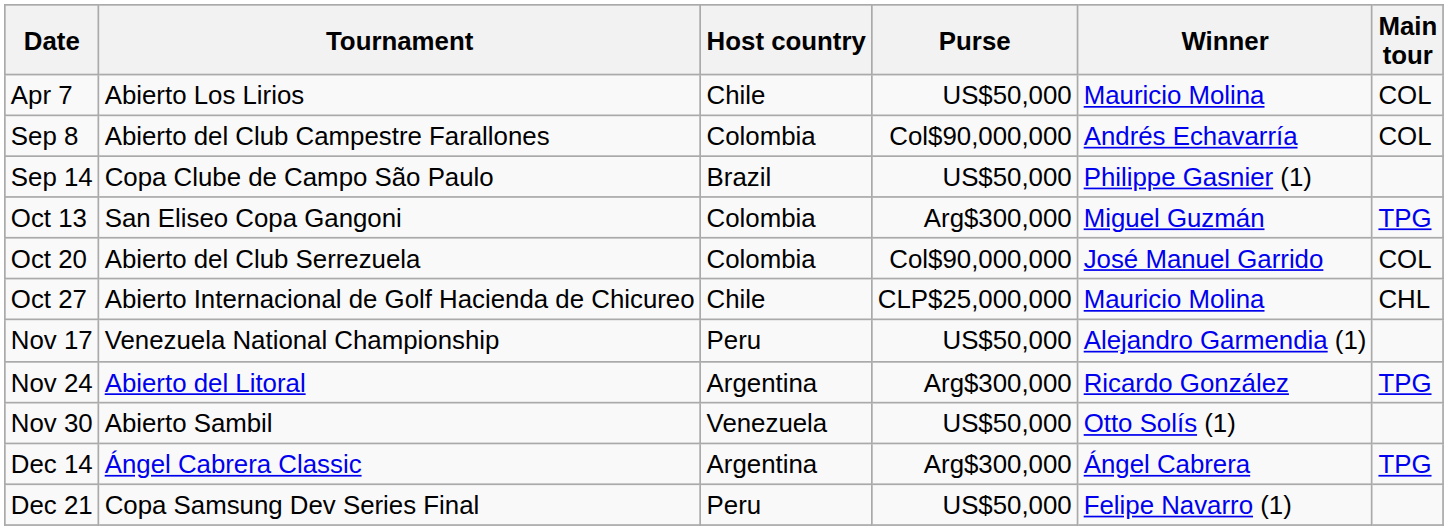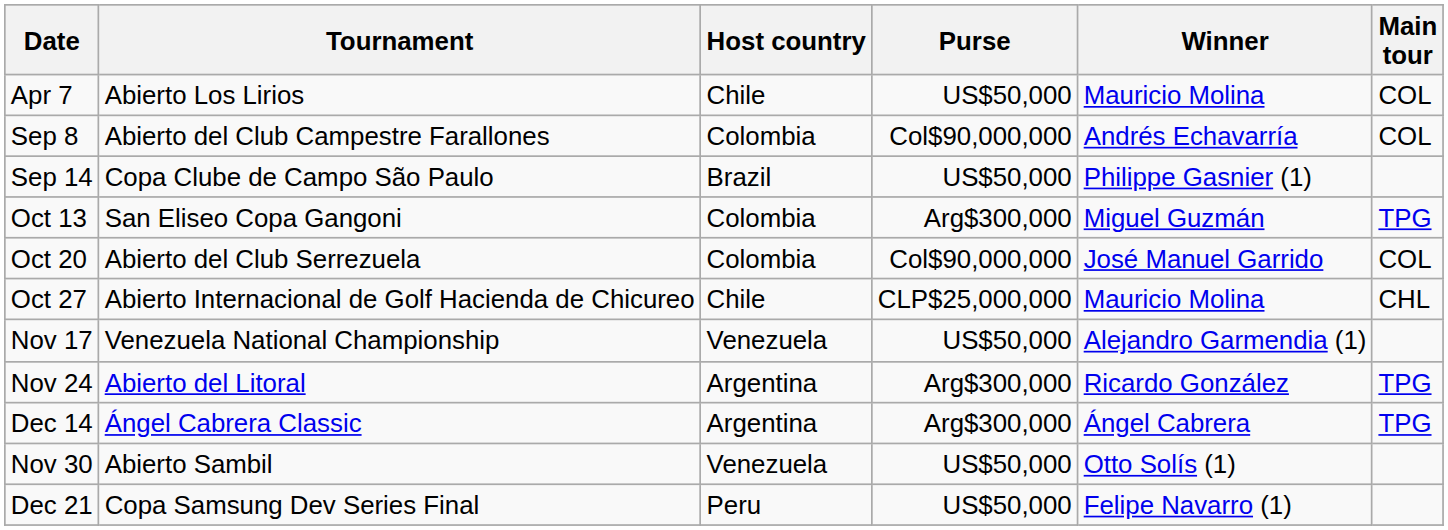(734, 341) Peru -> (767, 341) Venezuela
rows swapped: (52, 423) <-> (52, 463)
